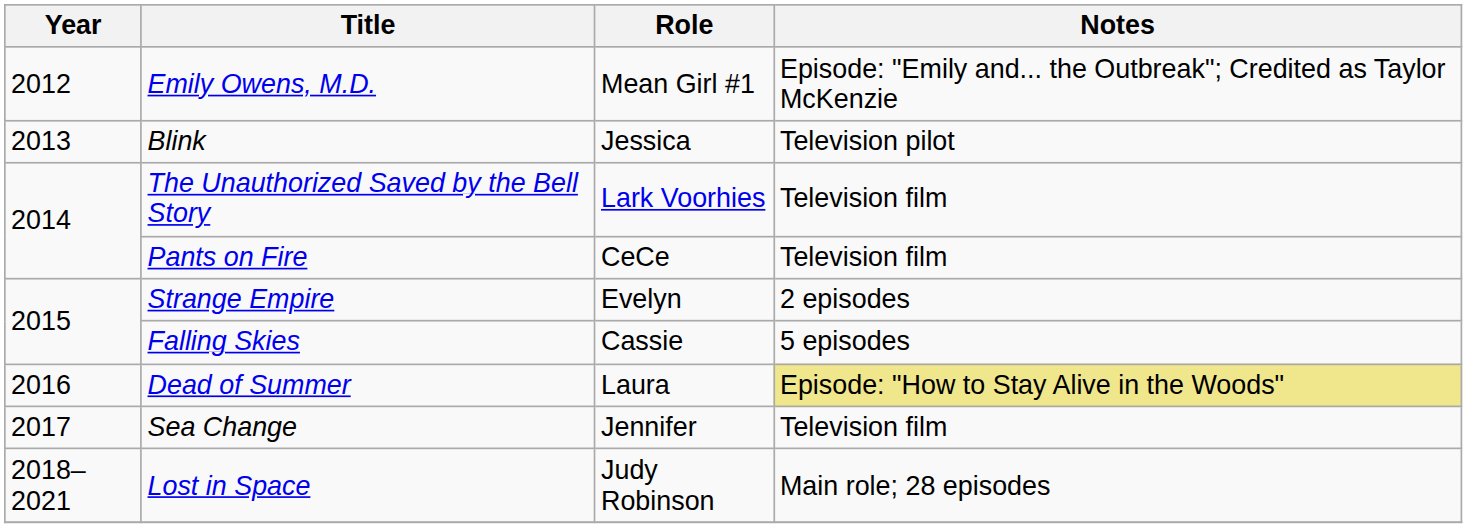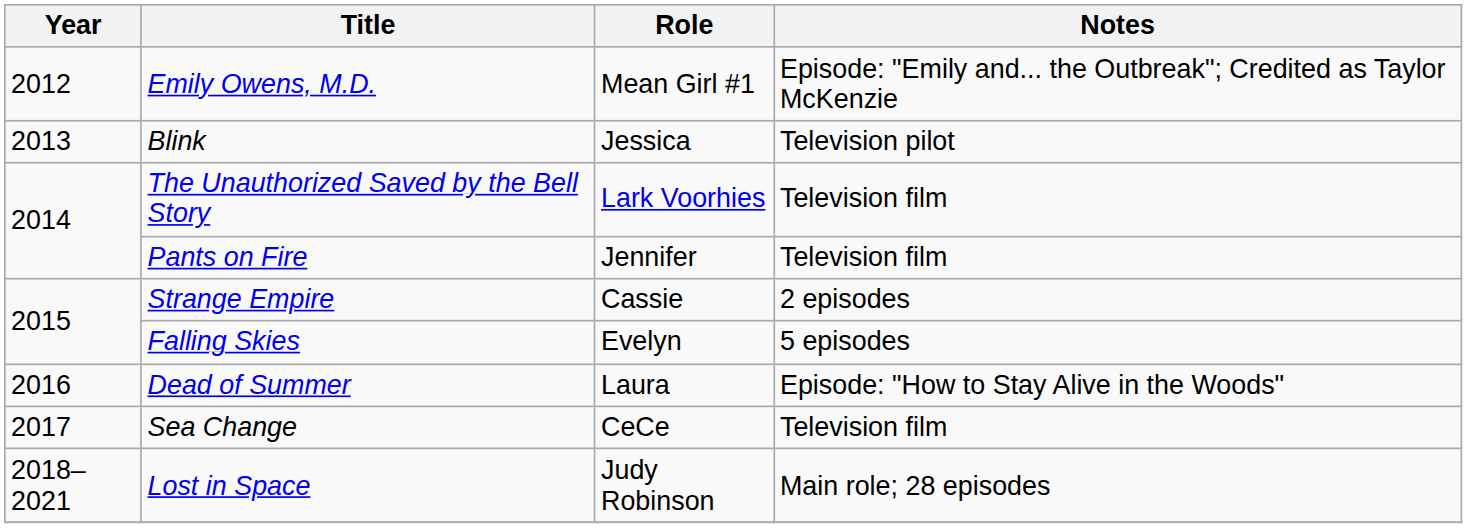(635, 256) CeCe -> (649, 256) Jennifer
(641, 299) Evelyn -> (642, 299) Cassie
(642, 342) Cassie -> (641, 342) Evelyn
(1032, 384) khaki background -> (1032, 384) no background
(649, 427) Jennifer -> (635, 427) CeCe
